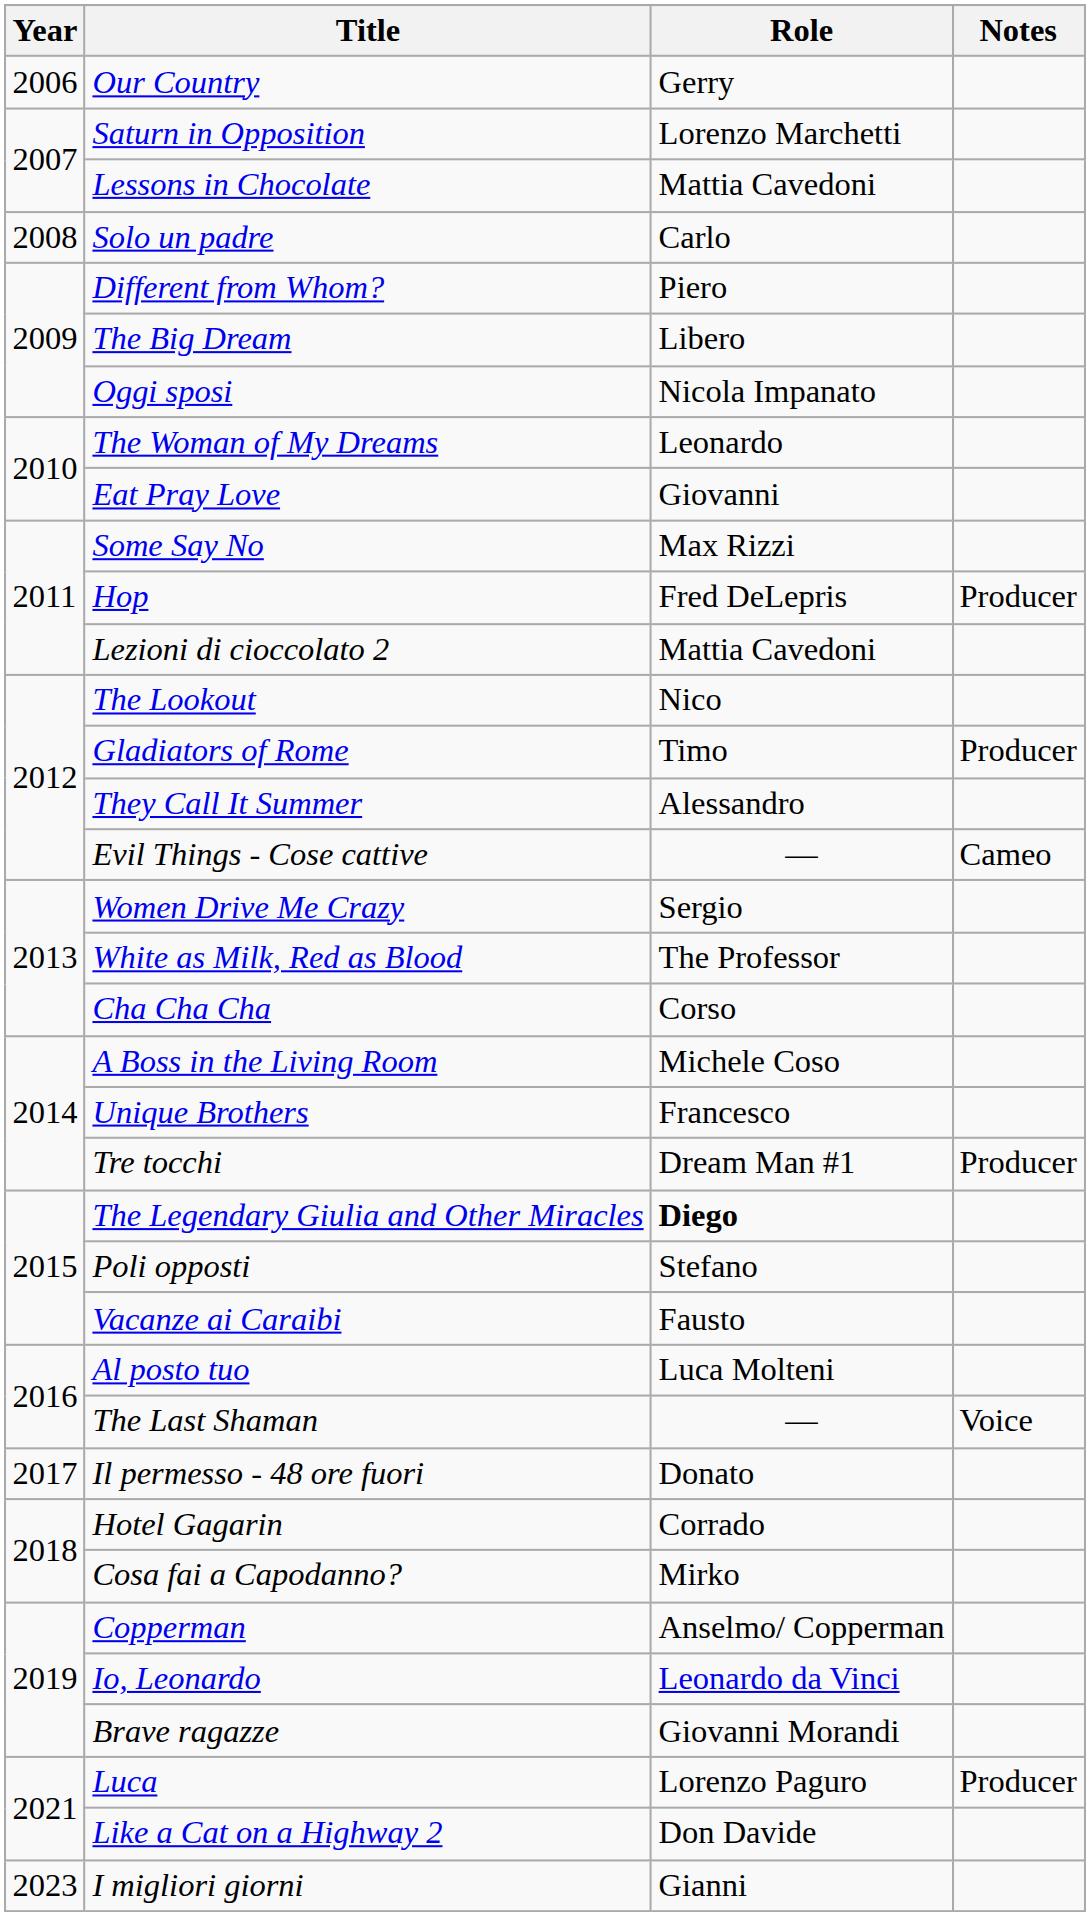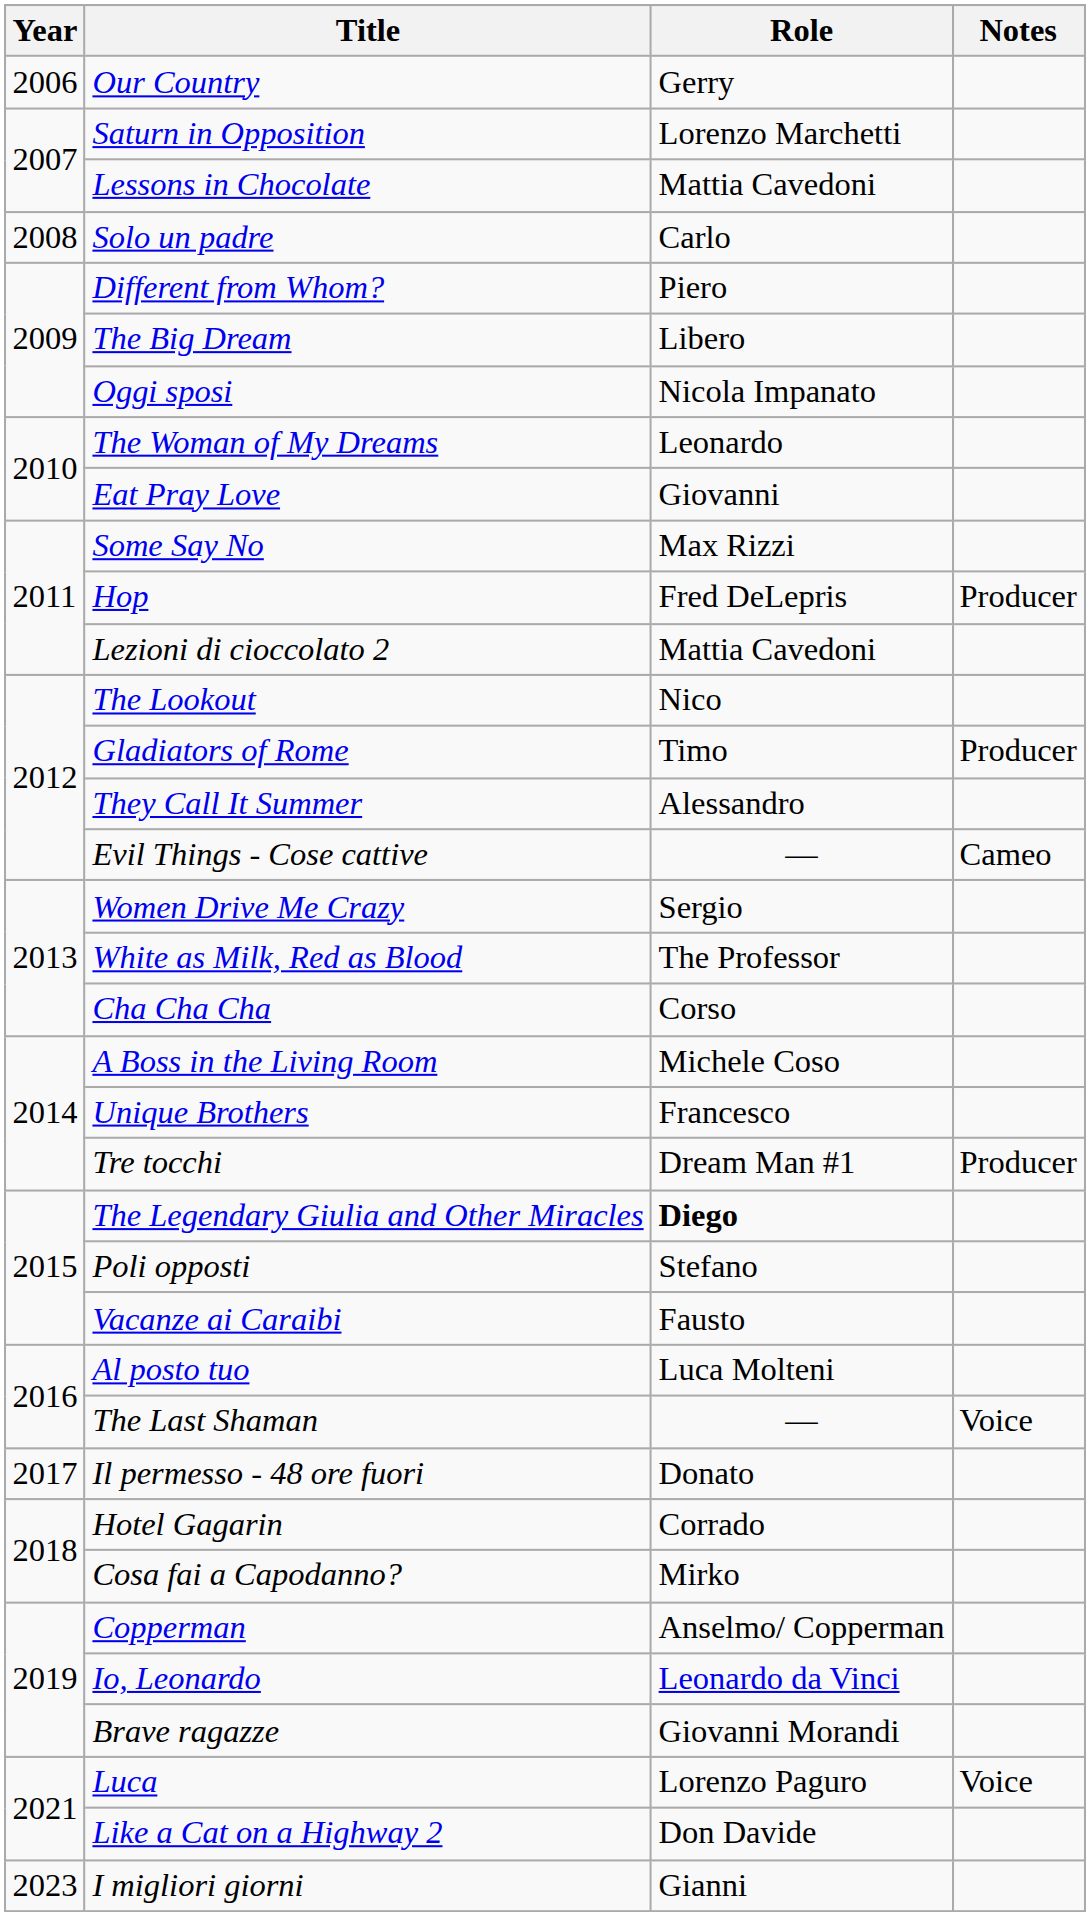(1018, 1781) Producer -> (996, 1781) Voice
